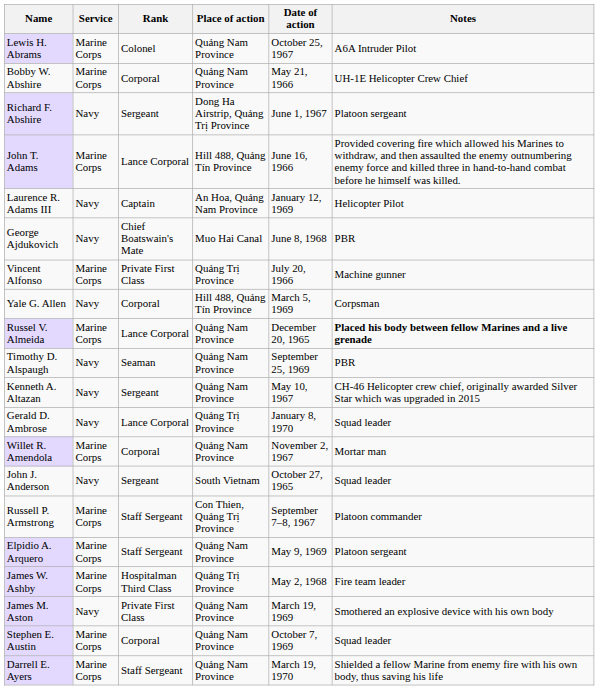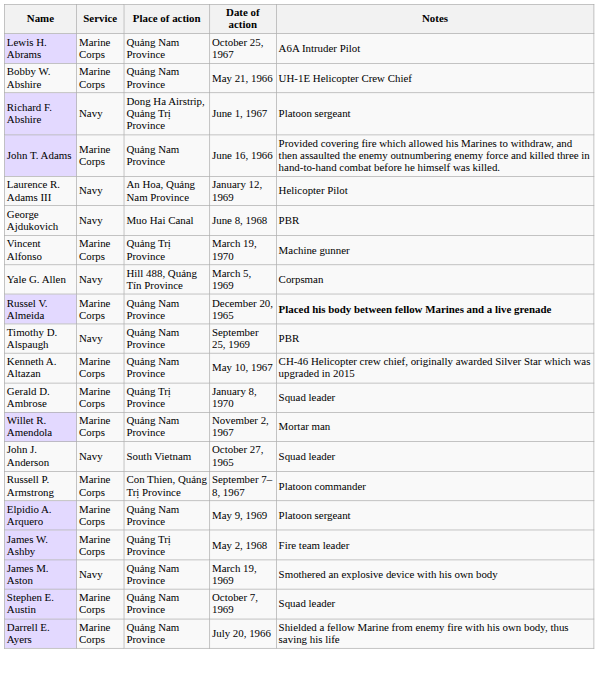- column: (156, 19)
(230, 161) Hill 488, Quảng Tín Province -> (153, 155) Quảng Nam Province
(289, 274) July 20, 1966 -> (234, 250) March 19, 1970
(87, 392) Navy -> (95, 368) Marine Corps
(87, 422) Navy -> (95, 397) Marine Corps
(294, 670) March 19, 1970 -> (241, 633) July 20, 1966
